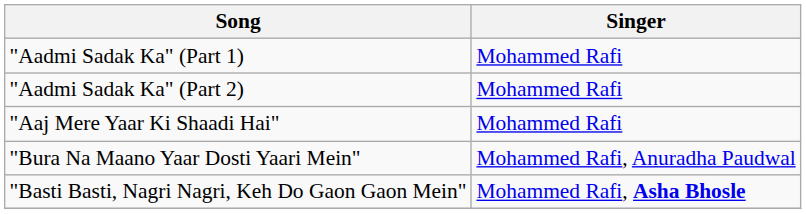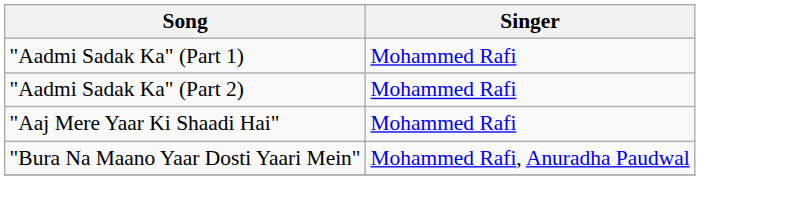- row: (238, 191)
